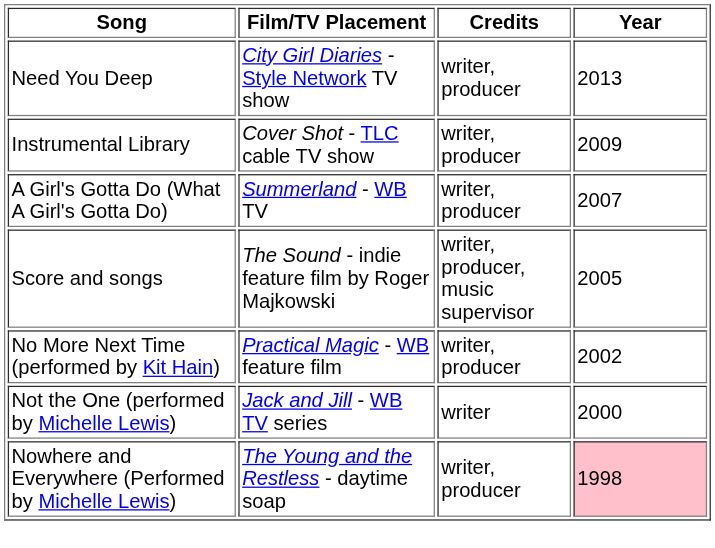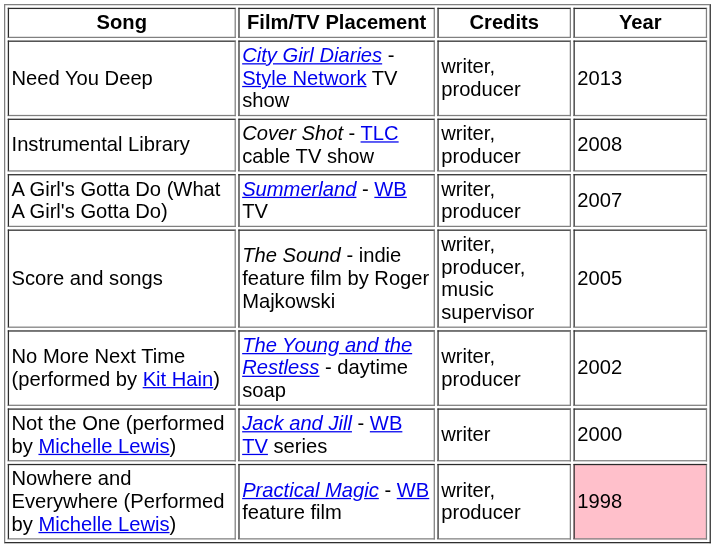(600, 144) 2009 -> (600, 144) 2008
(336, 356) Practical Magic - WB feature film -> (327, 368) The Young and the Restless - daytime soap
(327, 478) The Young and the Restless - daytime soap -> (336, 501) Practical Magic - WB feature film
